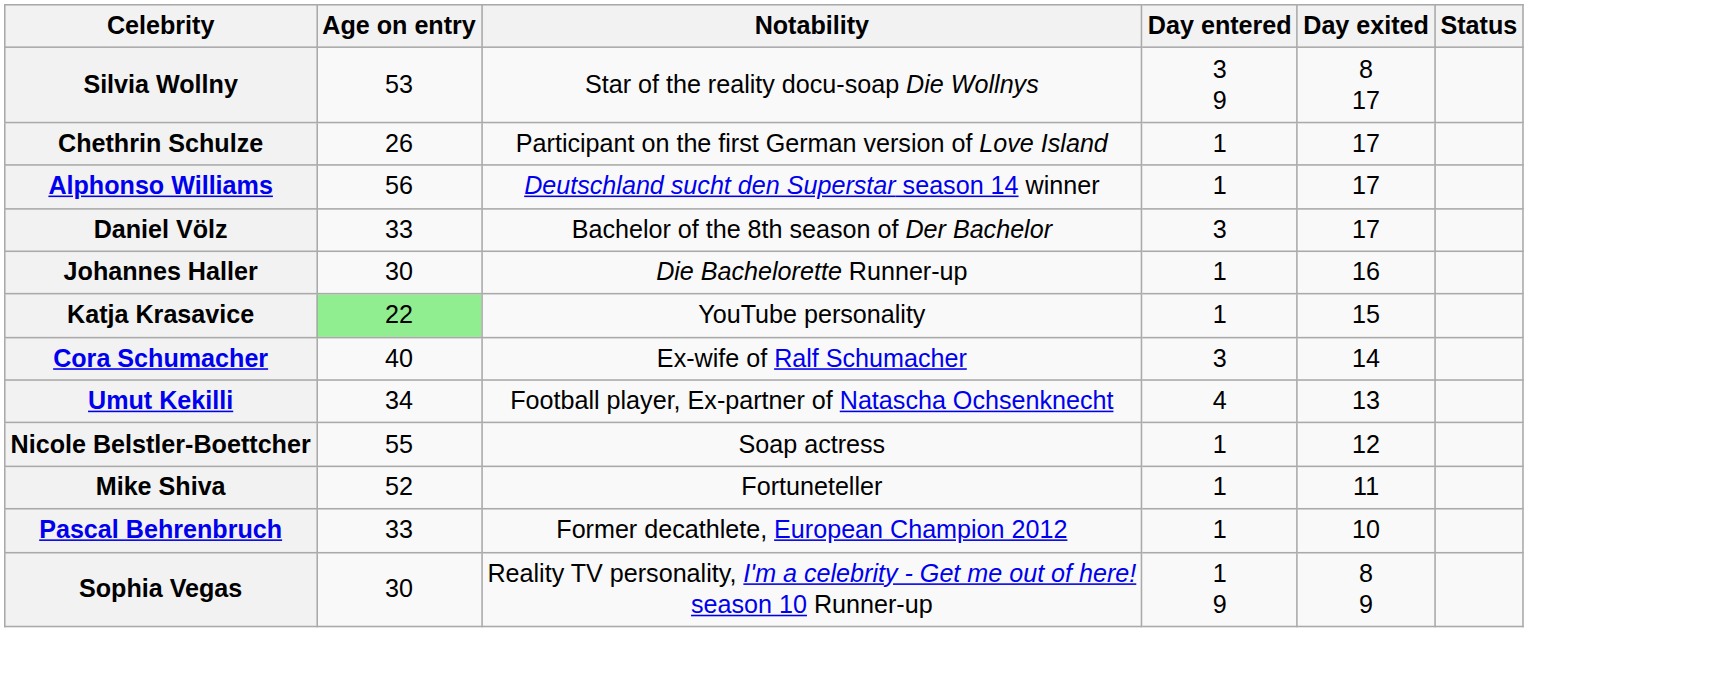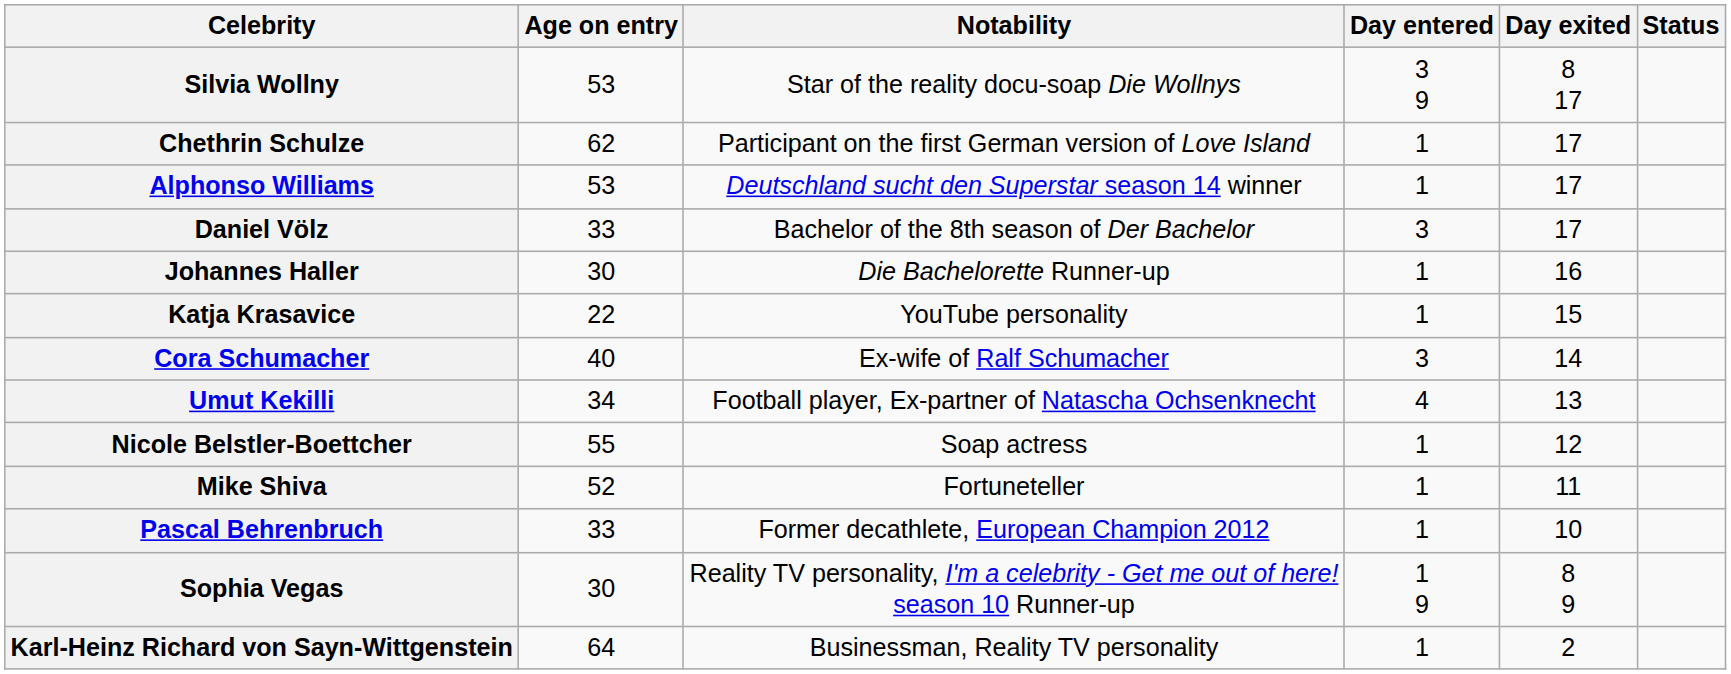(399, 143) 26 -> (601, 143) 62
(399, 186) 56 -> (601, 186) 53
(399, 315) lightgreen background -> (601, 315) no background
+ row: (262, 647)
